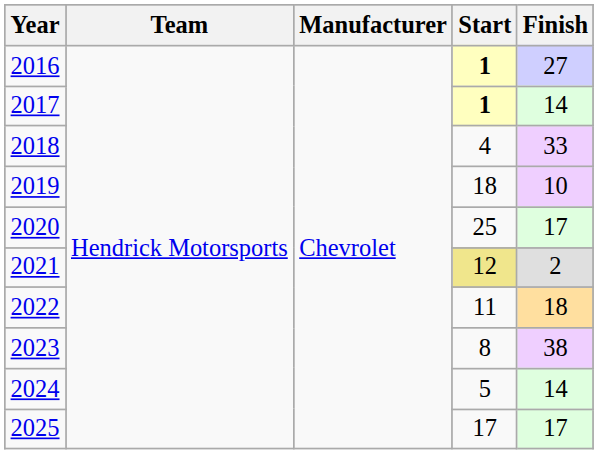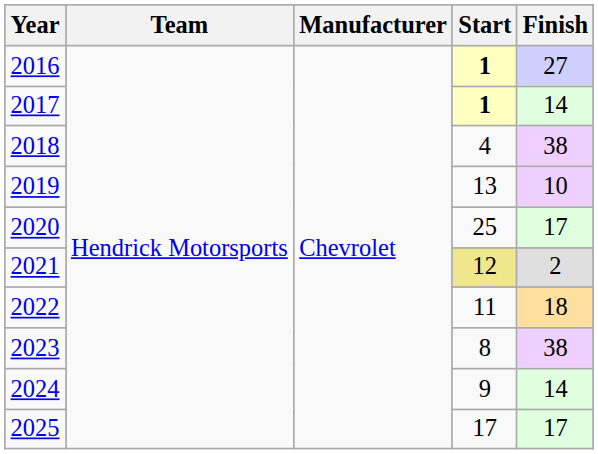(555, 146) 33 -> (555, 146) 38
(485, 186) 18 -> (485, 186) 13
(485, 388) 5 -> (485, 388) 9
